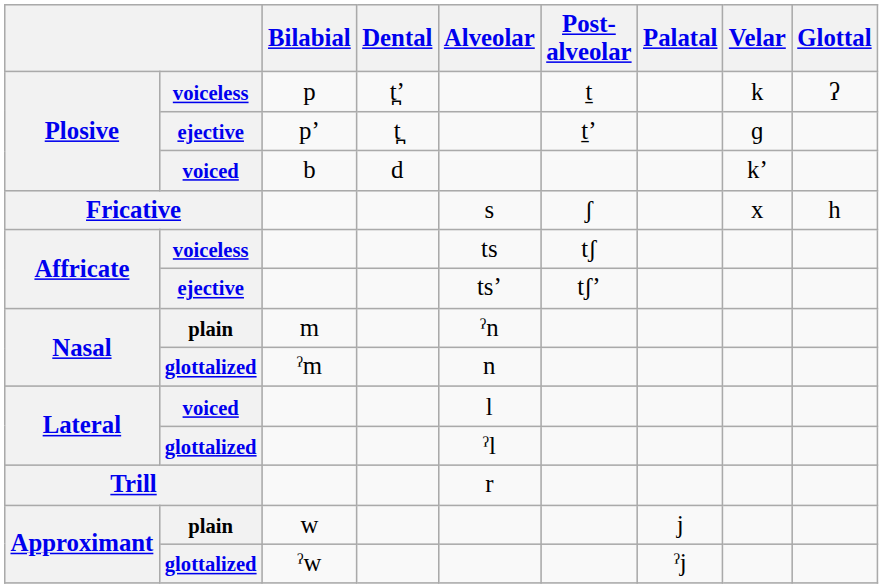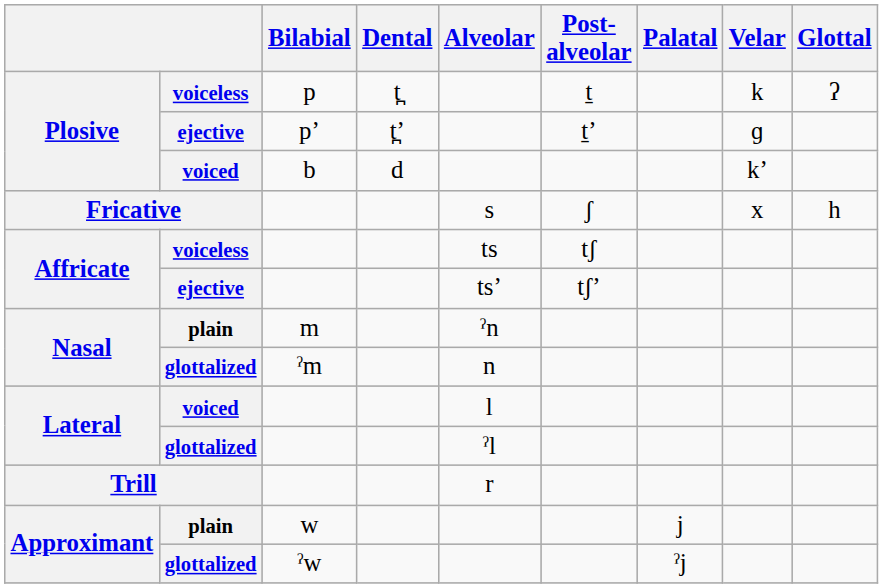(397, 91) t̪ʼ -> (397, 91) t̪
(397, 130) t̪ -> (397, 130) t̪ʼ
